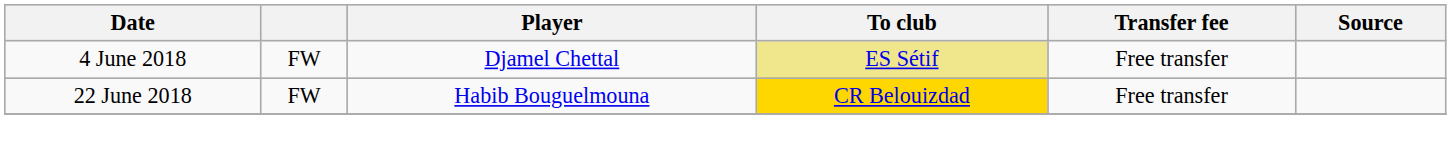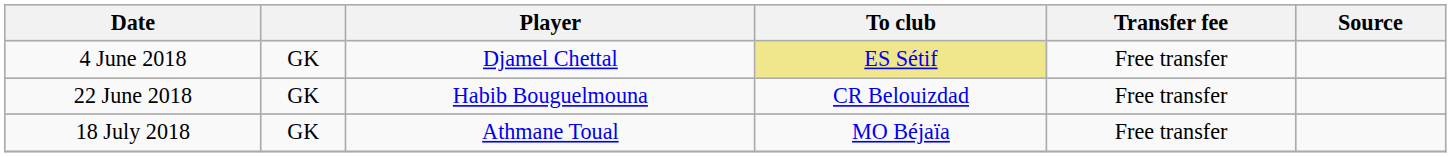(304, 58) FW -> (303, 58) GK
(304, 95) FW -> (303, 95) GK
(902, 95) gold background -> (901, 95) no background
+ row: (133, 132)
